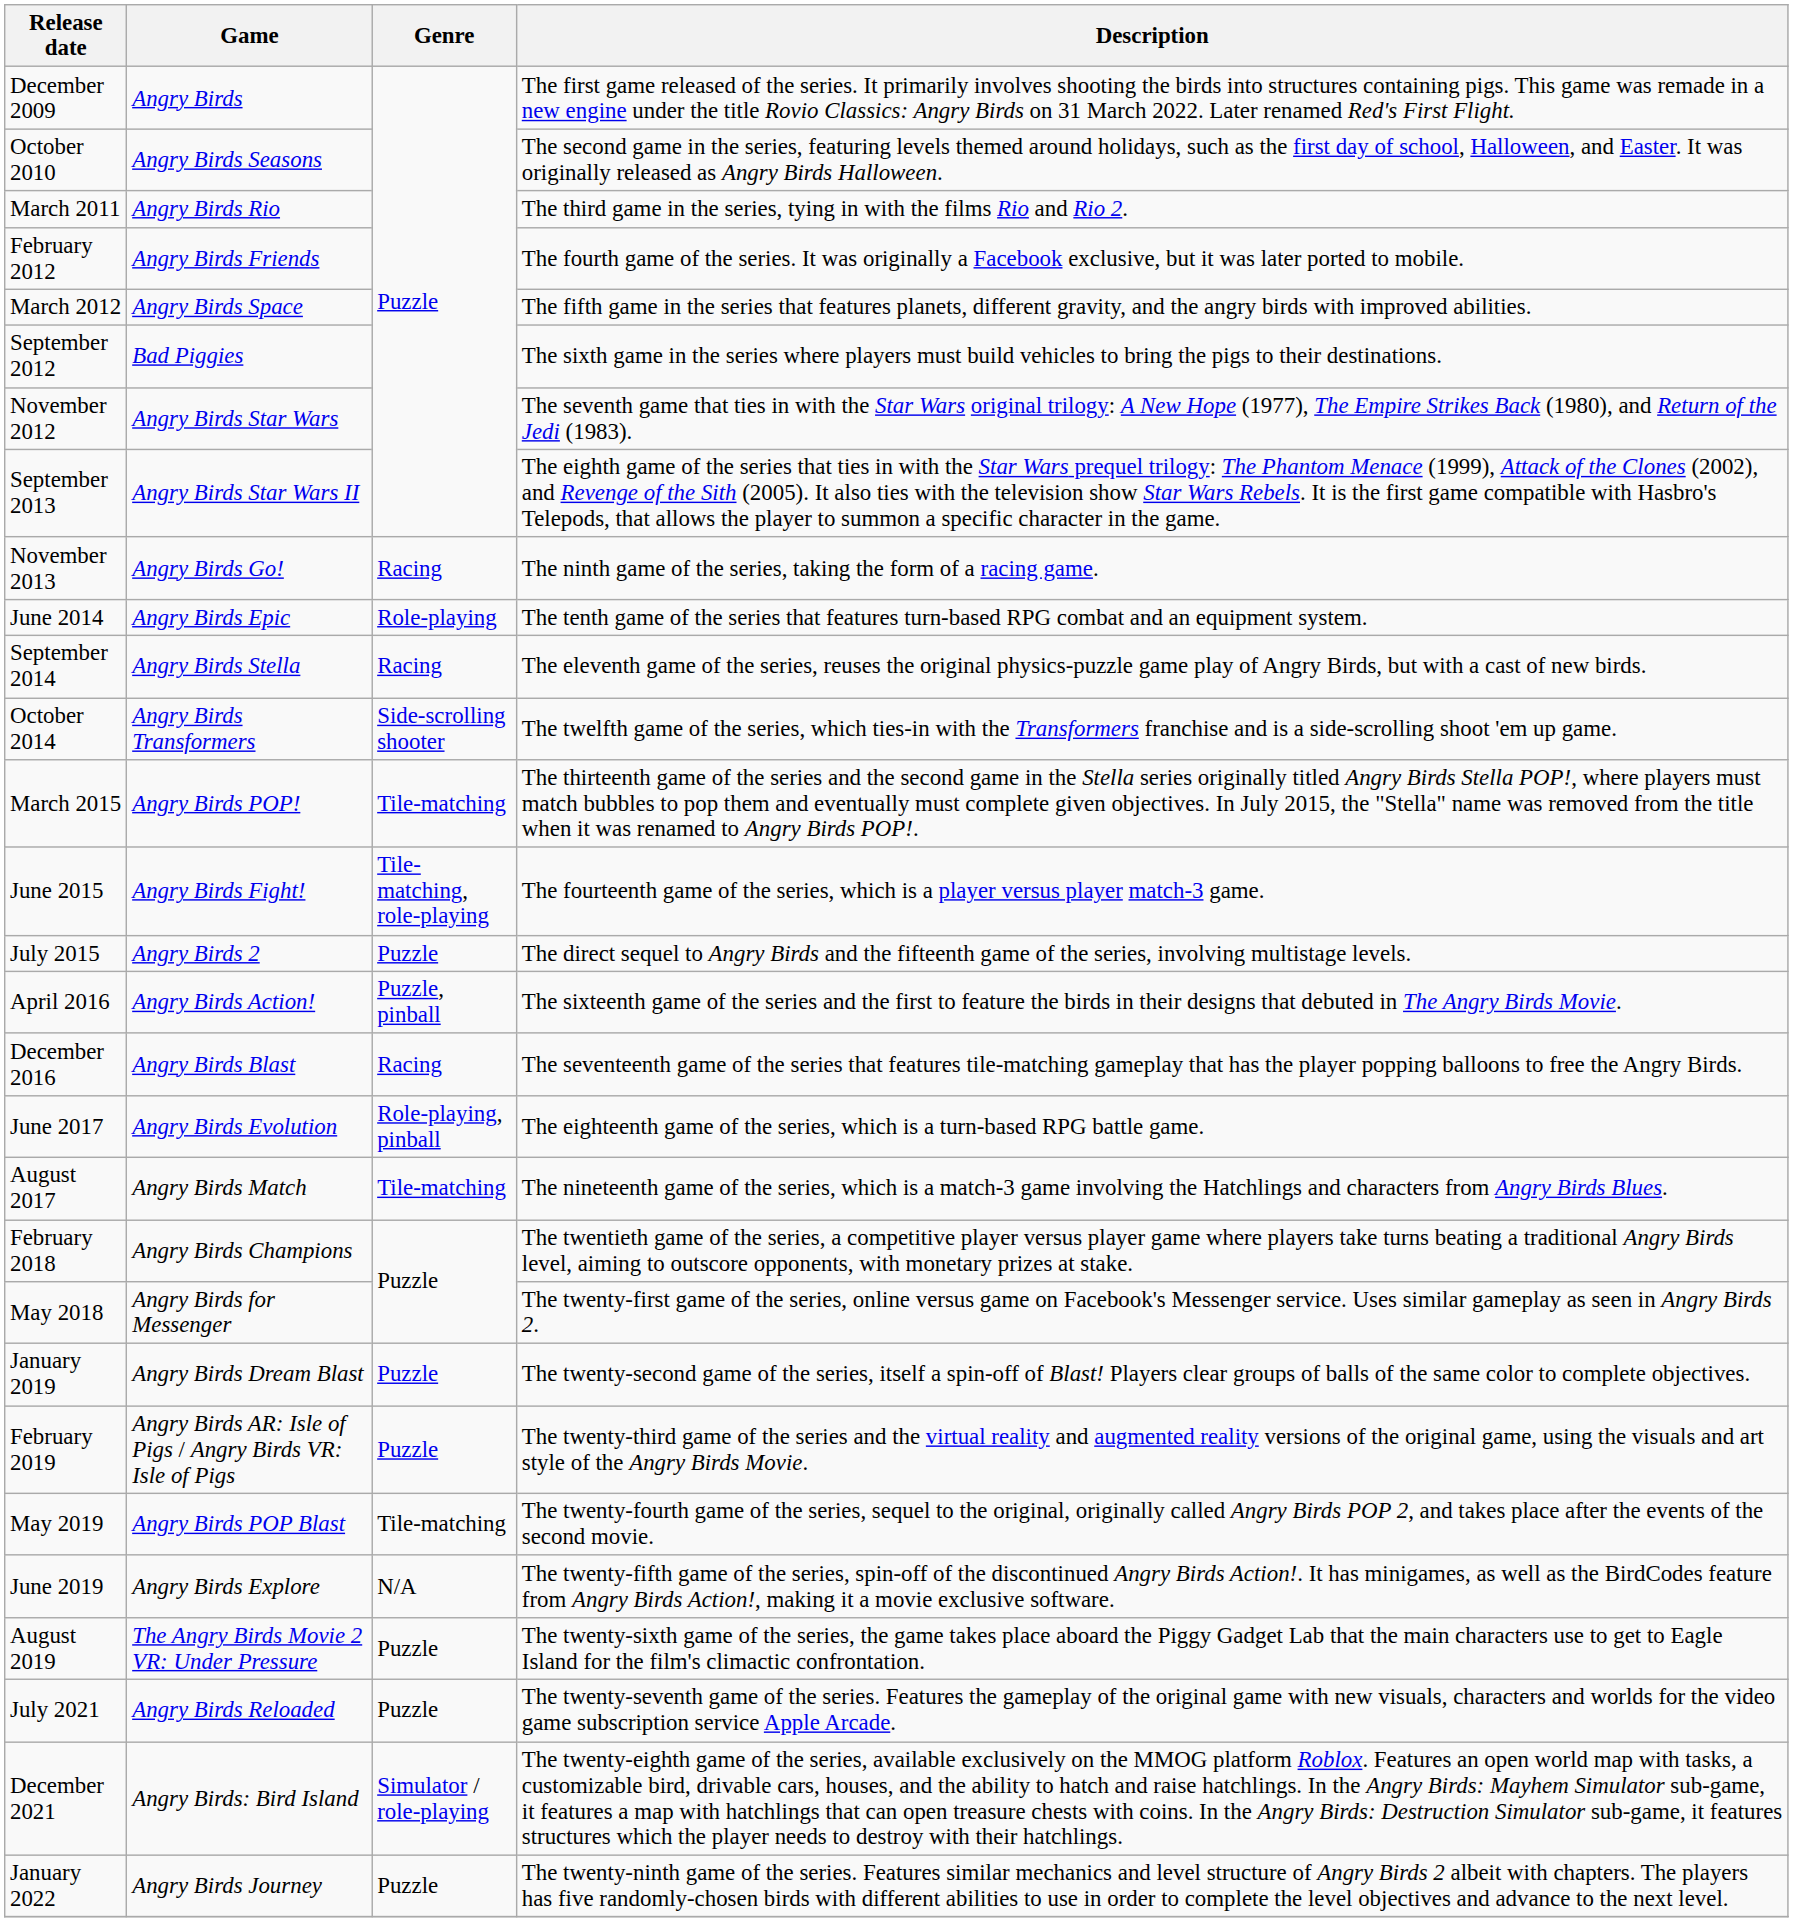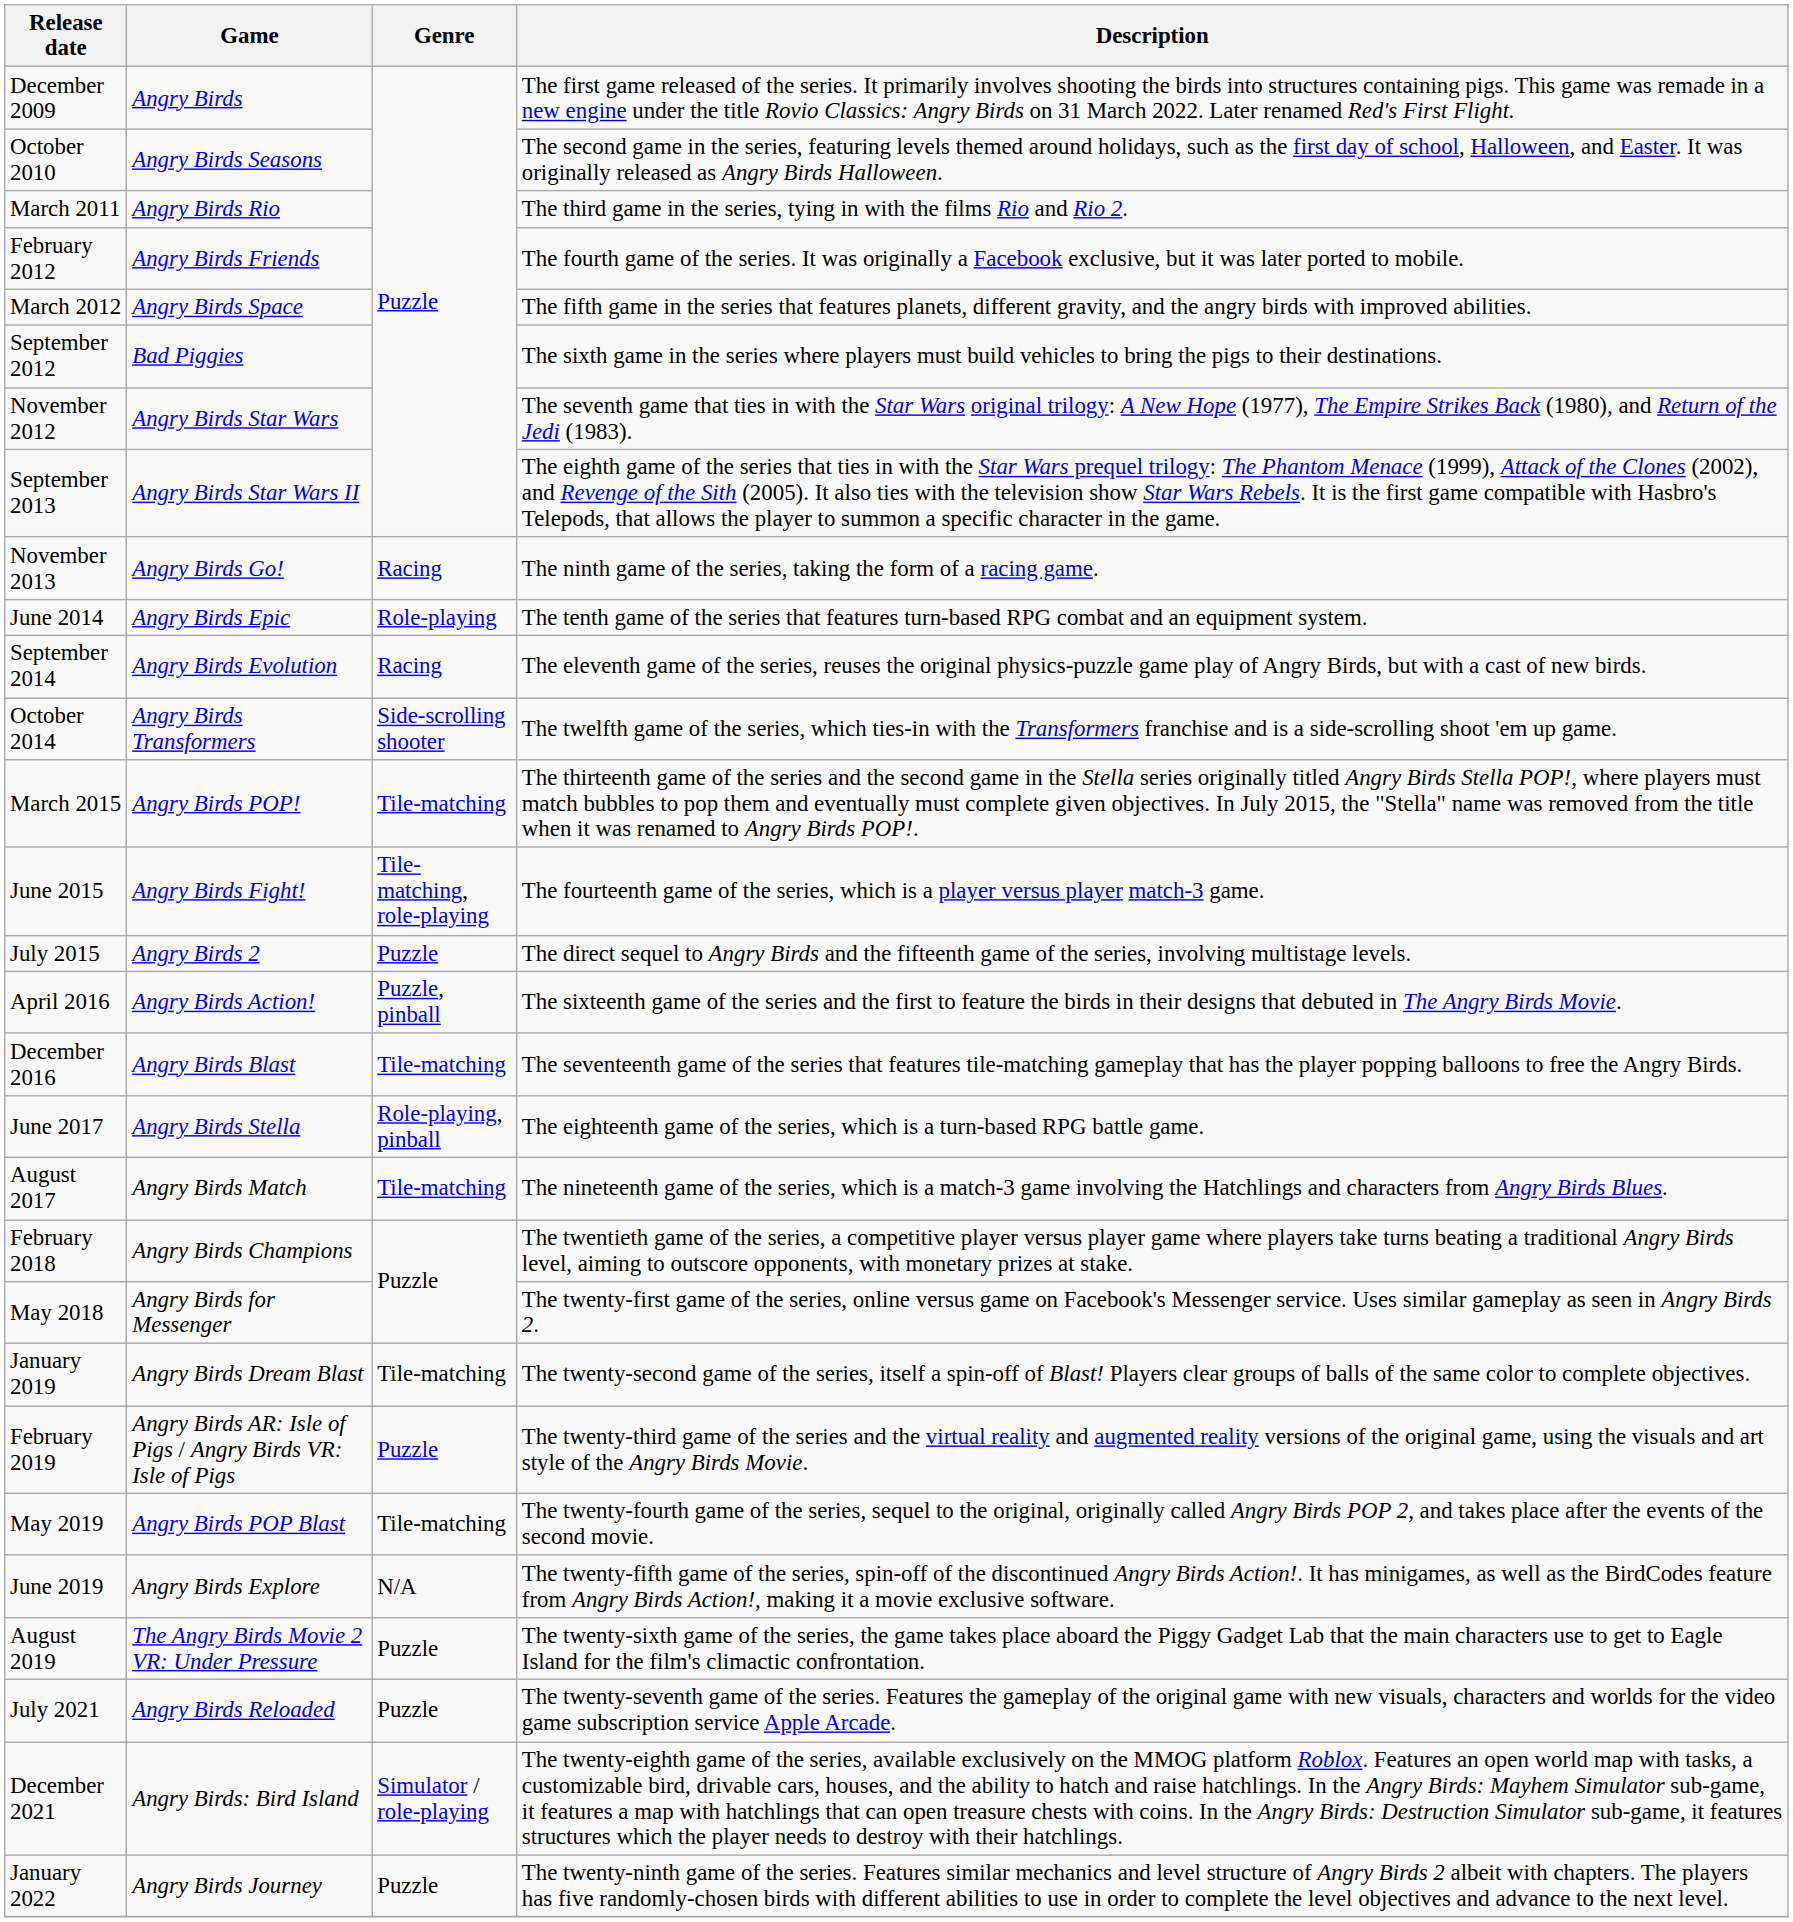(216, 666) Angry Birds Stella -> (235, 666) Angry Birds Evolution
(410, 1064) Racing -> (442, 1064) Tile-matching
(235, 1126) Angry Birds Evolution -> (216, 1126) Angry Birds Stella
(408, 1374) Puzzle -> (442, 1374) Tile-matching
